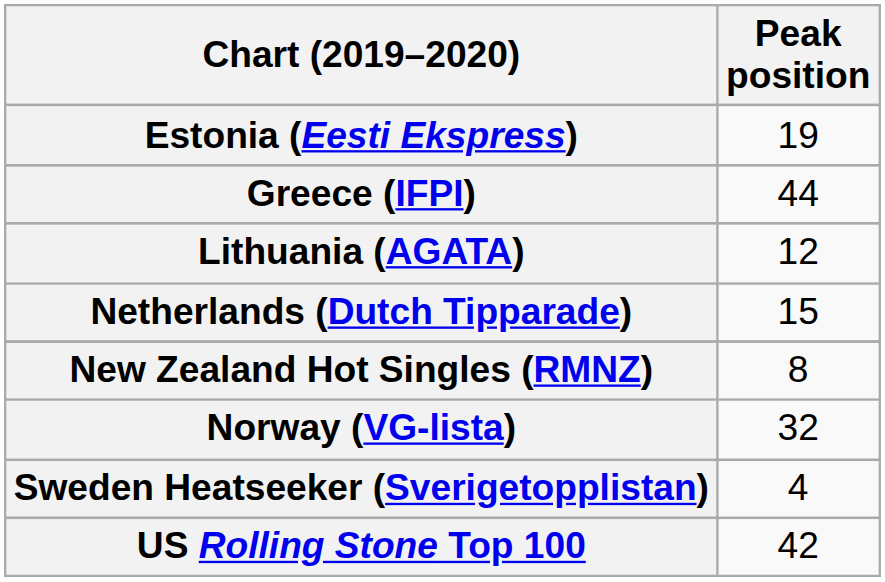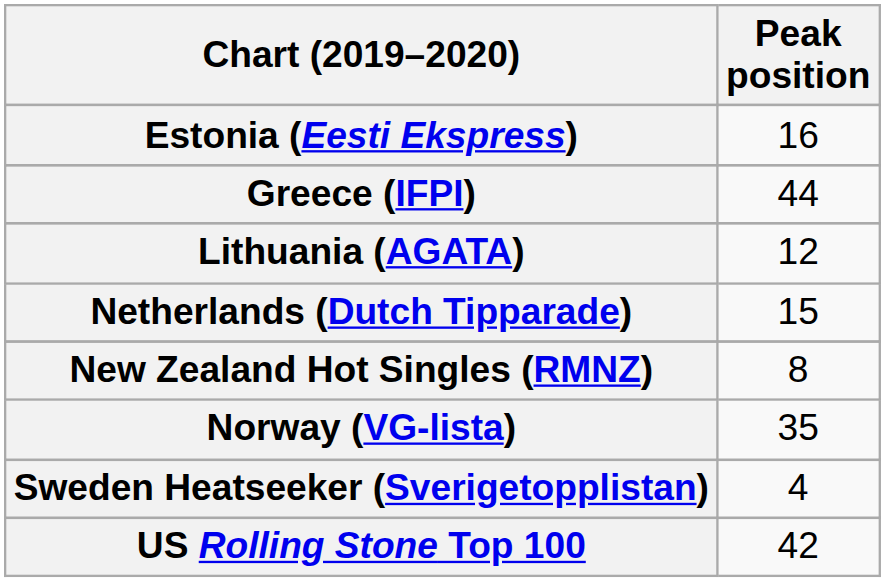(798, 134) 19 -> (798, 134) 16
(798, 428) 32 -> (798, 428) 35
